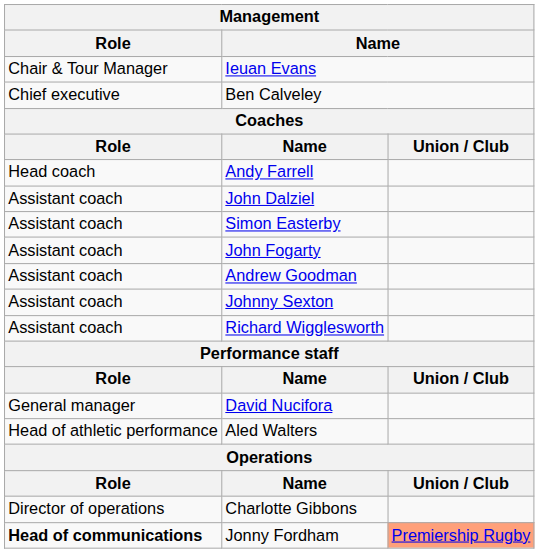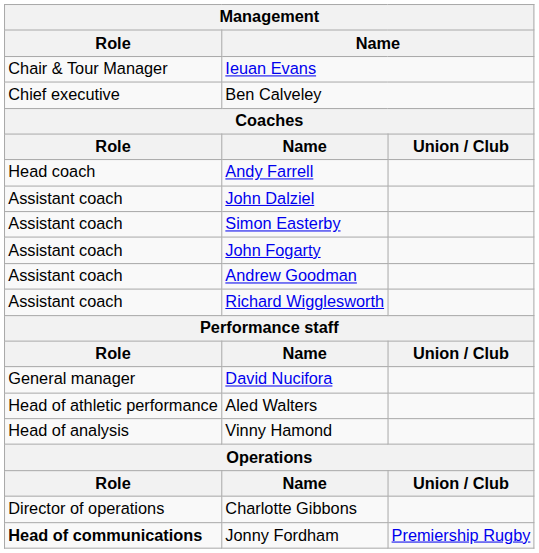- row: (279, 302)
+ row: (279, 431)
(461, 535) lightsalmon background -> (461, 535) no background
